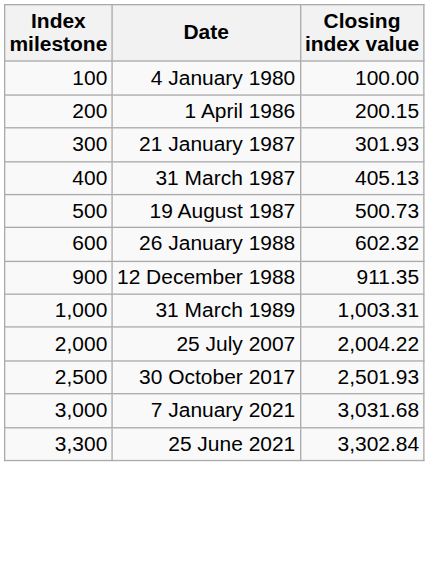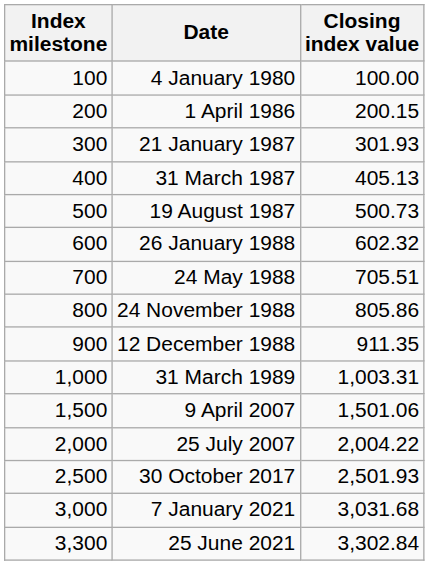+ row: (235, 277)
+ row: (206, 310)
+ row: (240, 410)
